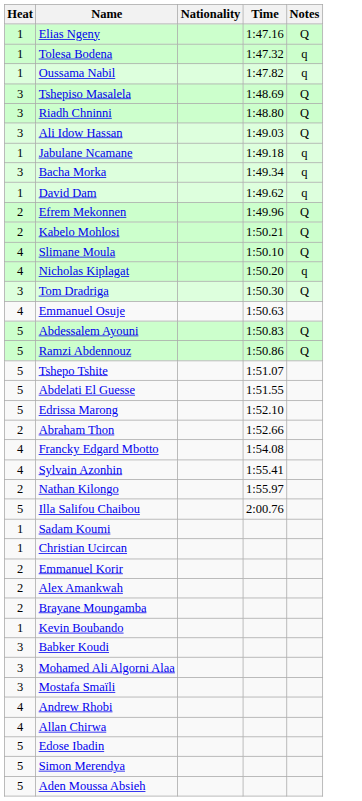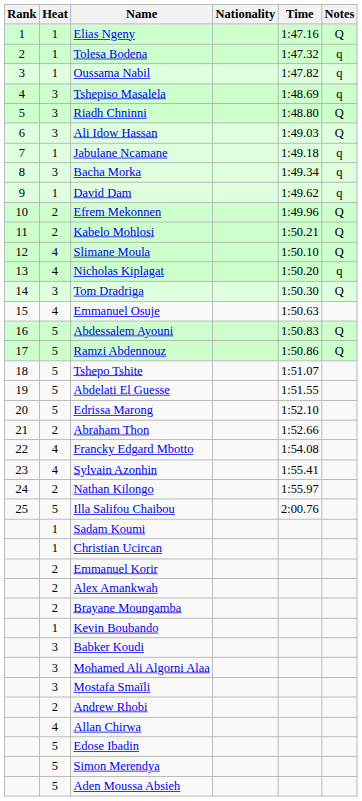+ column: (22, 14)
(304, 93) Q -> (339, 93) q
(20, 707) 4 -> (55, 707) 2
